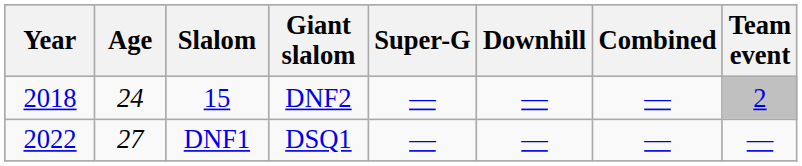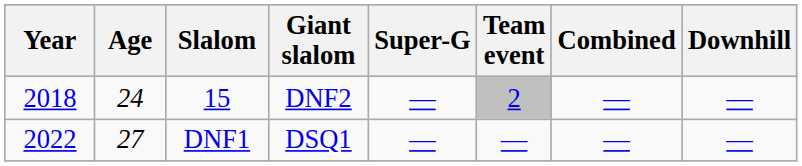columns swapped: (535, 40) <-> (760, 40)
